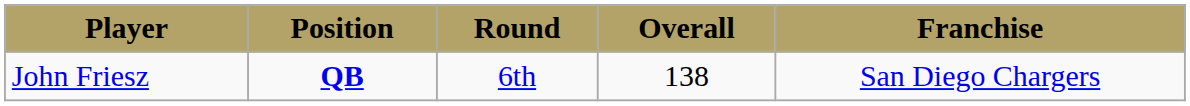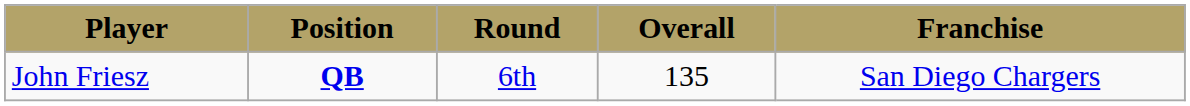(687, 75) 138 -> (687, 75) 135
